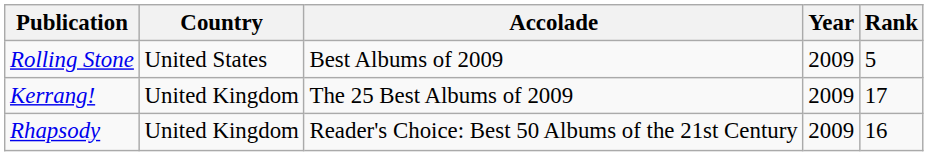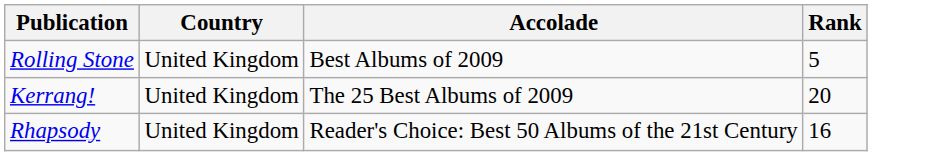- column: (831, 22)
(206, 58) United States -> (222, 58) United Kingdom
(876, 95) 17 -> (820, 95) 20
